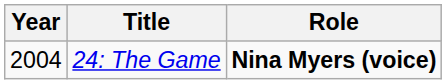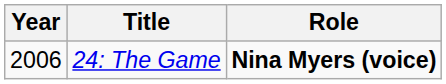(36, 59) 2004 -> (36, 59) 2006
